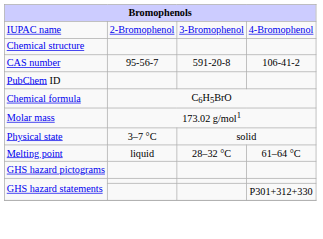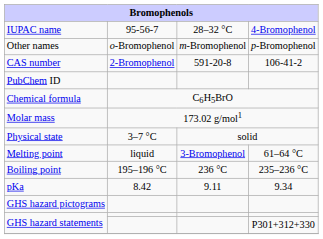(142, 30) 2-Bromophenol -> (142, 30) 95-56-7
(212, 30) 3-Bromophenol -> (213, 30) 28–32 °C
+ row: (33, 47)
- row: (45, 47)
(142, 63) 95-56-7 -> (142, 63) 2-Bromophenol
(212, 153) 28–32 °C -> (213, 153) 3-Bromophenol
+ row: (34, 170)
+ row: (15, 187)
